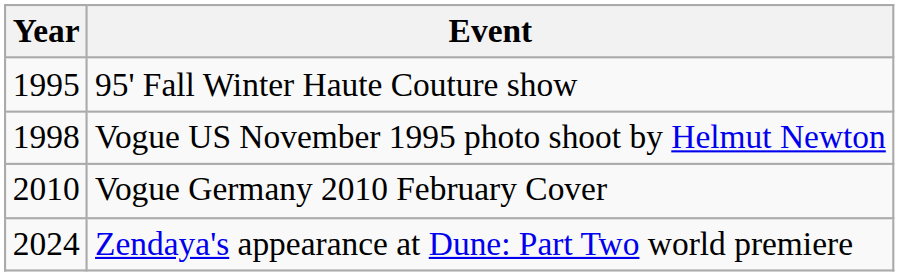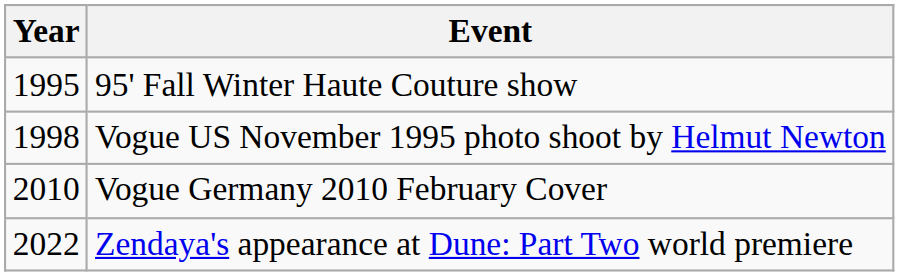(46, 243) 2024 -> (46, 243) 2022
